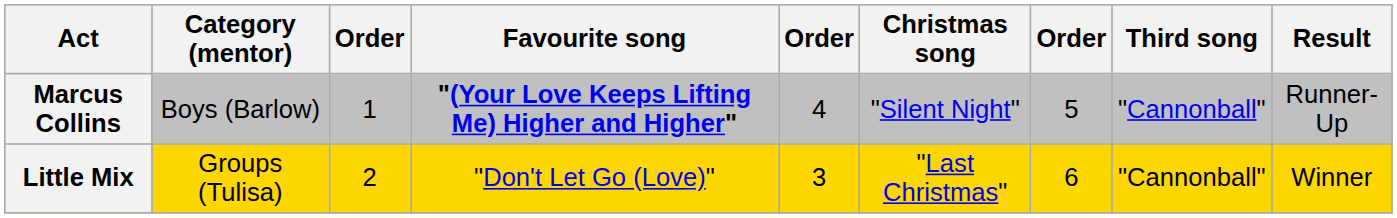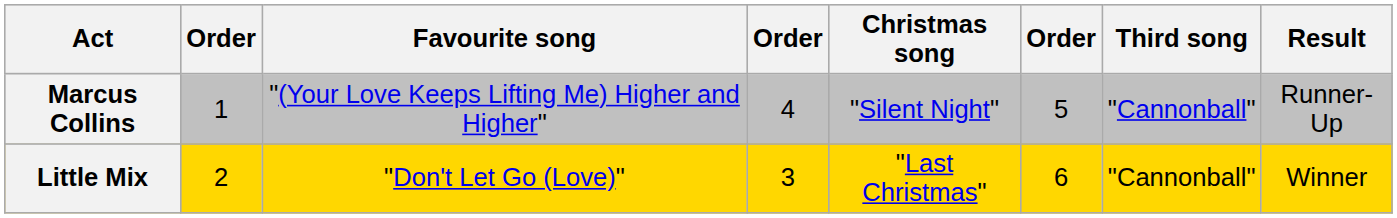- column: (240, 39)
(594, 108) bold -> (505, 108) normal
